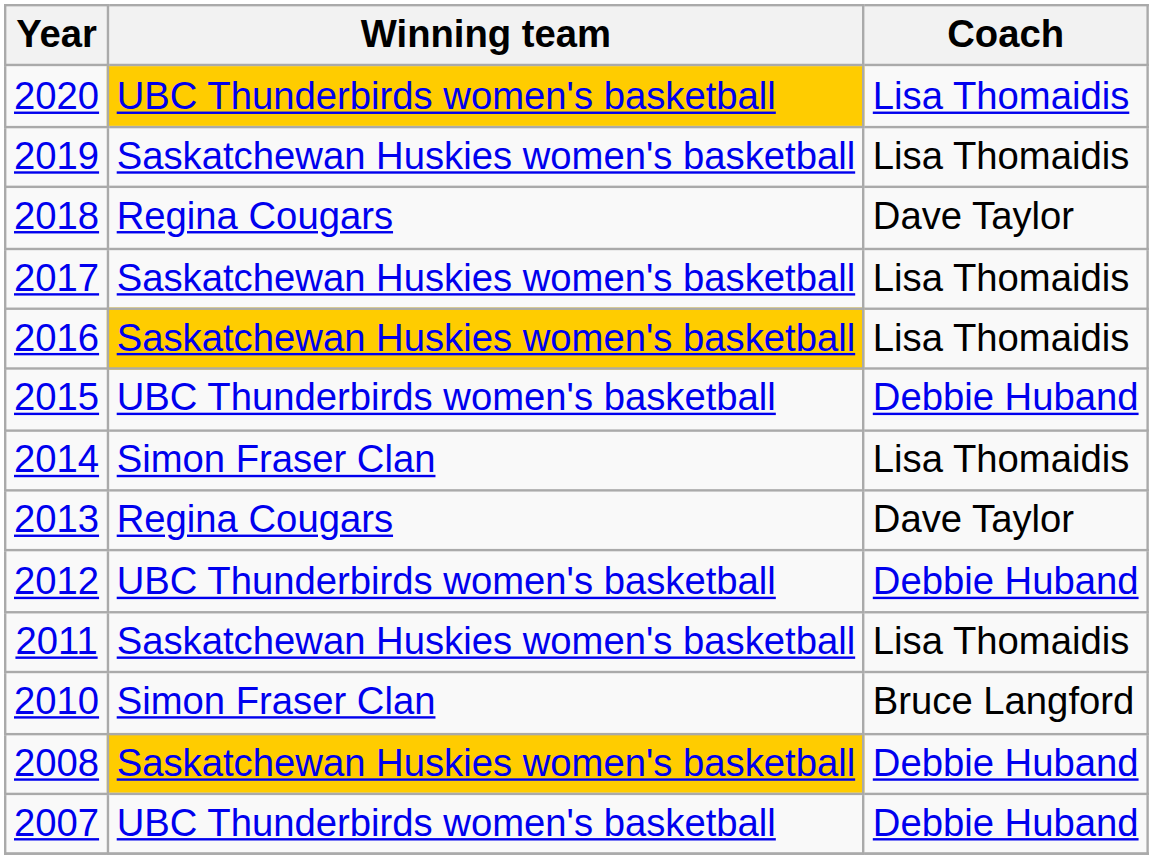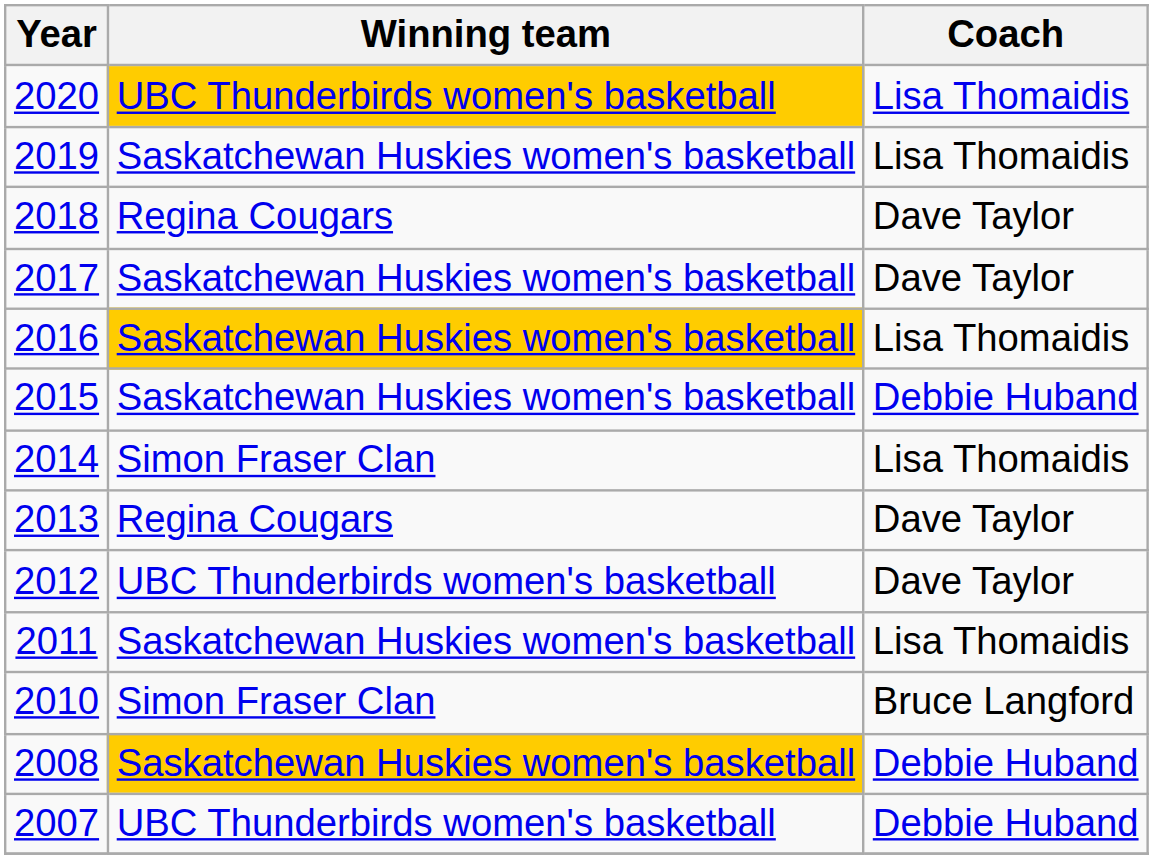(1001, 277) Lisa Thomaidis -> (973, 277) Dave Taylor
(446, 398) UBC Thunderbirds women's basketball -> (486, 398) Saskatchewan Huskies women's basketball
(1006, 580) Debbie Huband -> (973, 580) Dave Taylor
